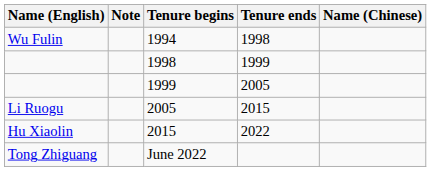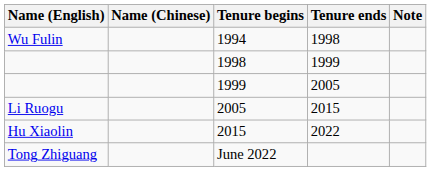columns swapped: (373, 16) <-> (126, 16)
